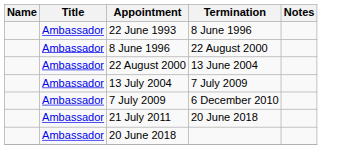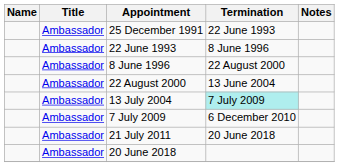+ row: (156, 30)
(219, 83) no background -> (236, 100) paleturquoise background
